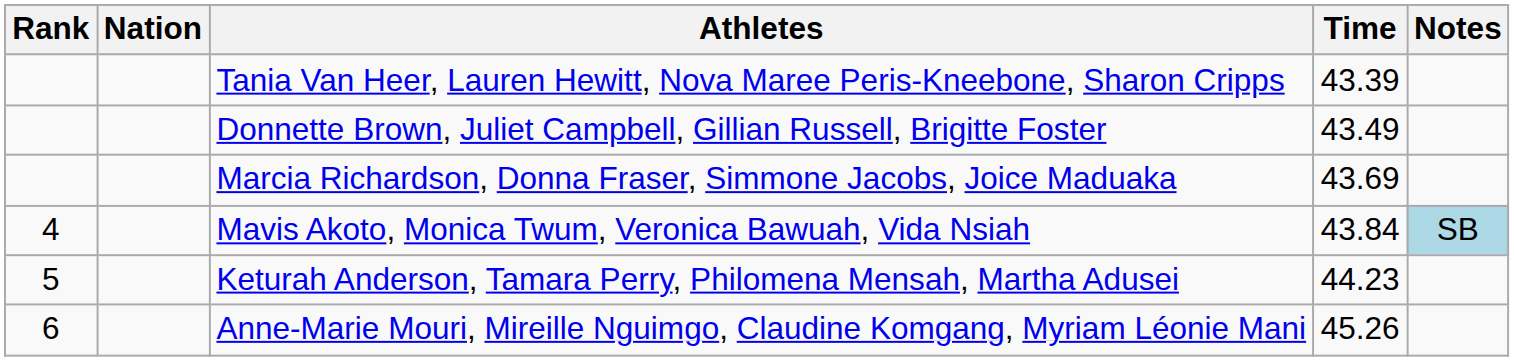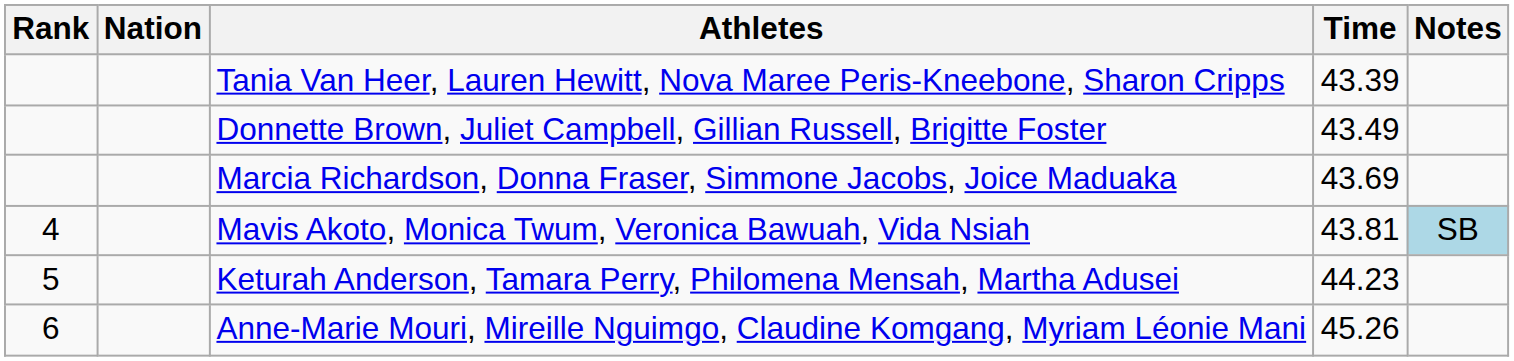(1360, 229) 43.84 -> (1360, 229) 43.81
